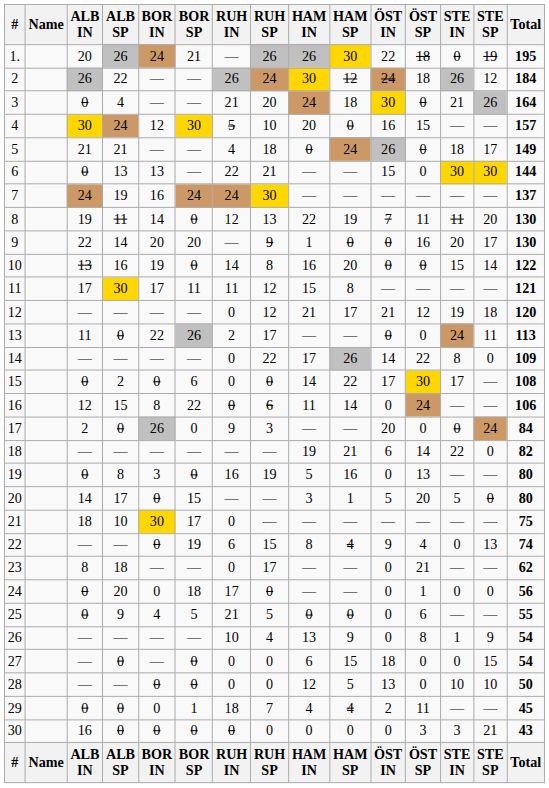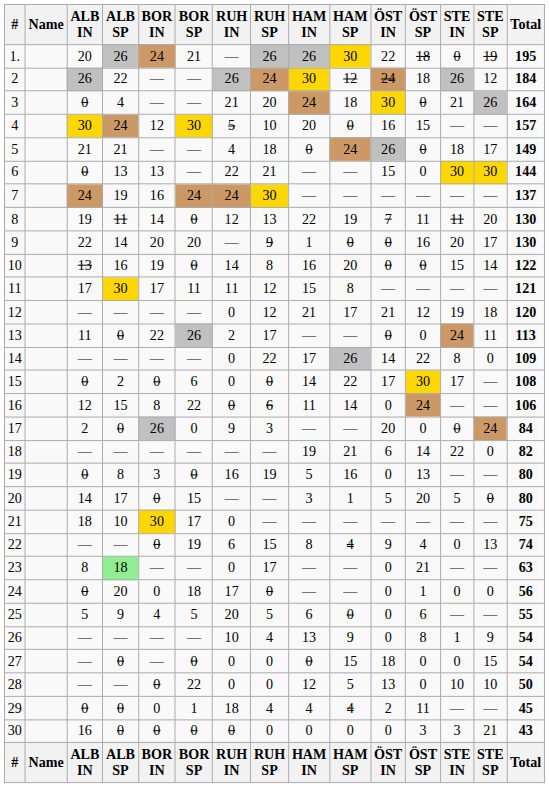(120, 568) no background -> (120, 568) lightgreen background
(526, 568) 62 -> (526, 568) 63
(85, 615) 0 -> (85, 615) 5
(232, 615) 21 -> (232, 615) 20
(309, 615) 0 -> (309, 615) 6
(309, 661) 6 -> (309, 661) 0
(194, 684) 0 -> (194, 684) 22
(270, 708) 7 -> (270, 708) 4
